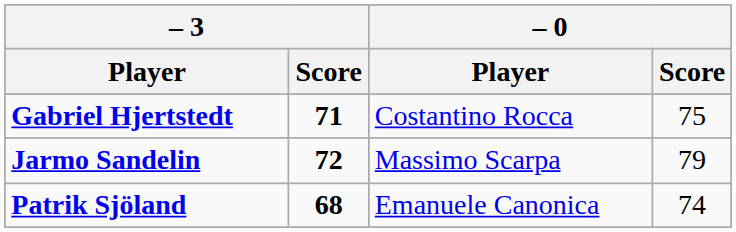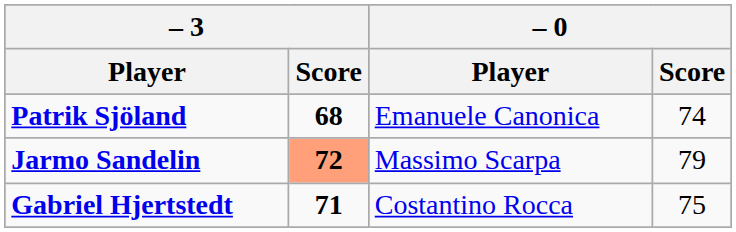rows swapped: (122, 115) <-> (99, 204)
(329, 159) no background -> (329, 159) lightsalmon background
